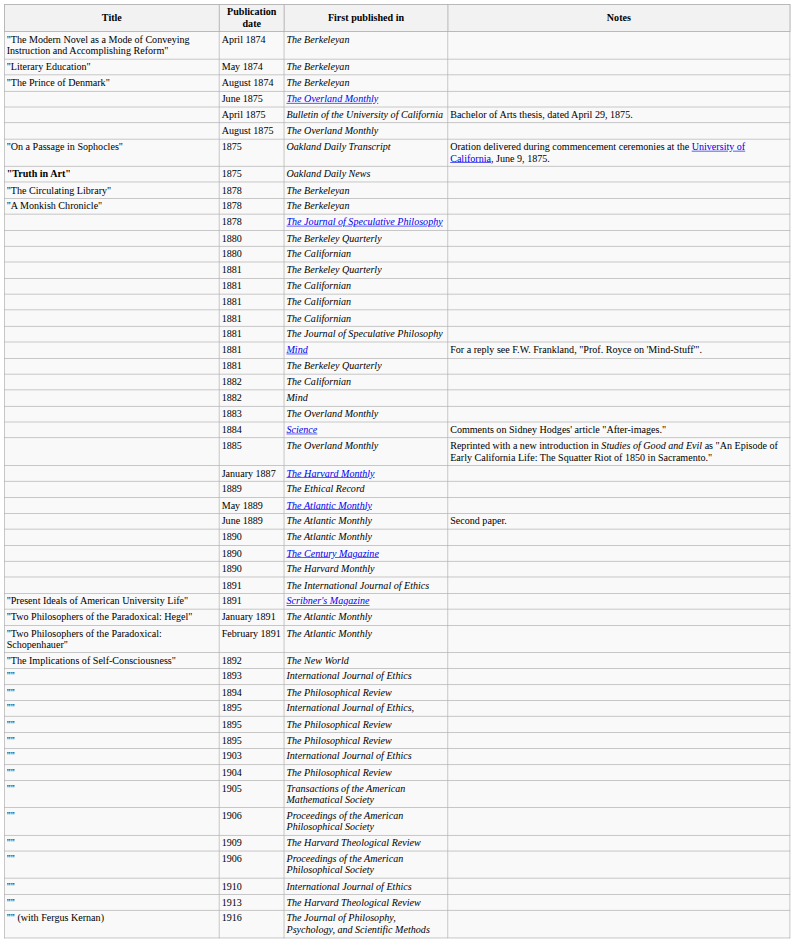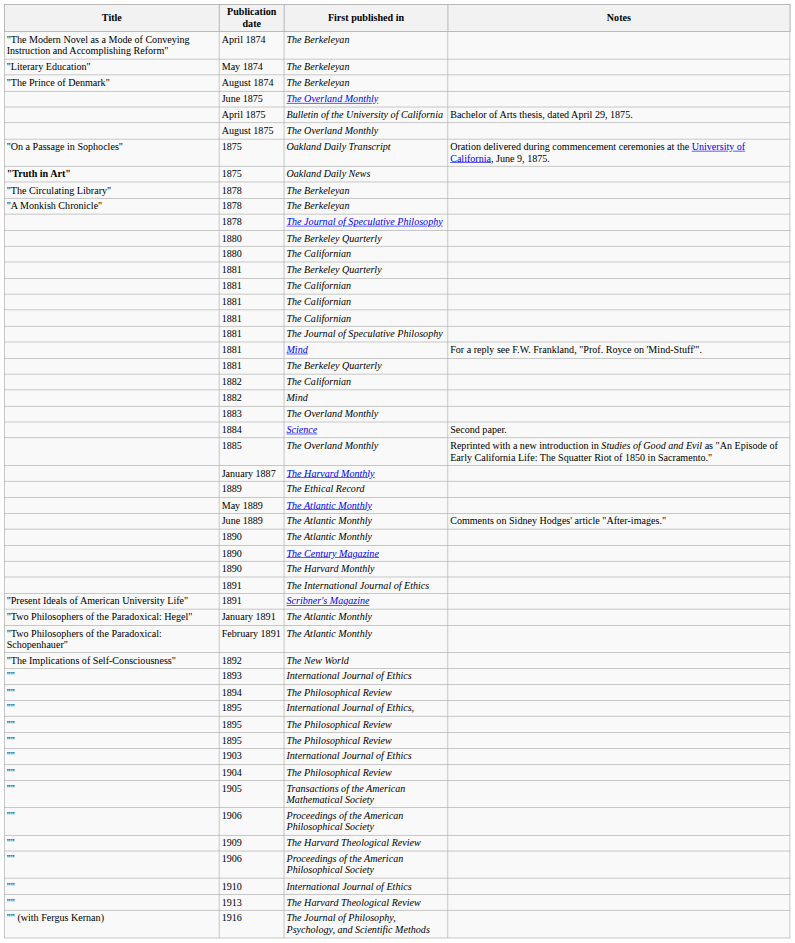(558, 430) Comments on Sidney Hodges' article "After-images." -> (478, 430) Second paper.
(478, 521) Second paper. -> (558, 521) Comments on Sidney Hodges' article "After-images."
